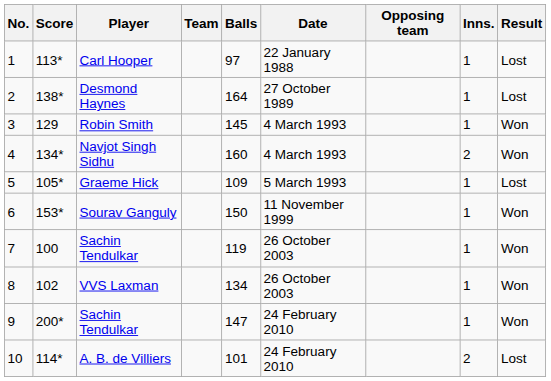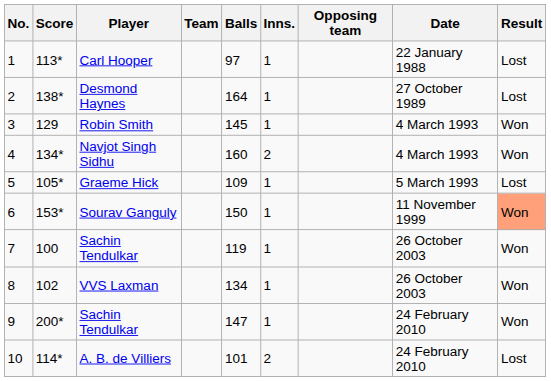columns swapped: (479, 23) <-> (313, 23)
(515, 212) no background -> (515, 212) lightsalmon background
